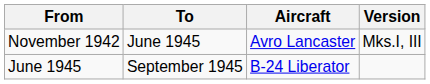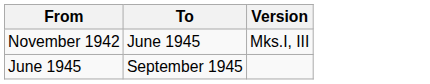- column: (303, 16)
